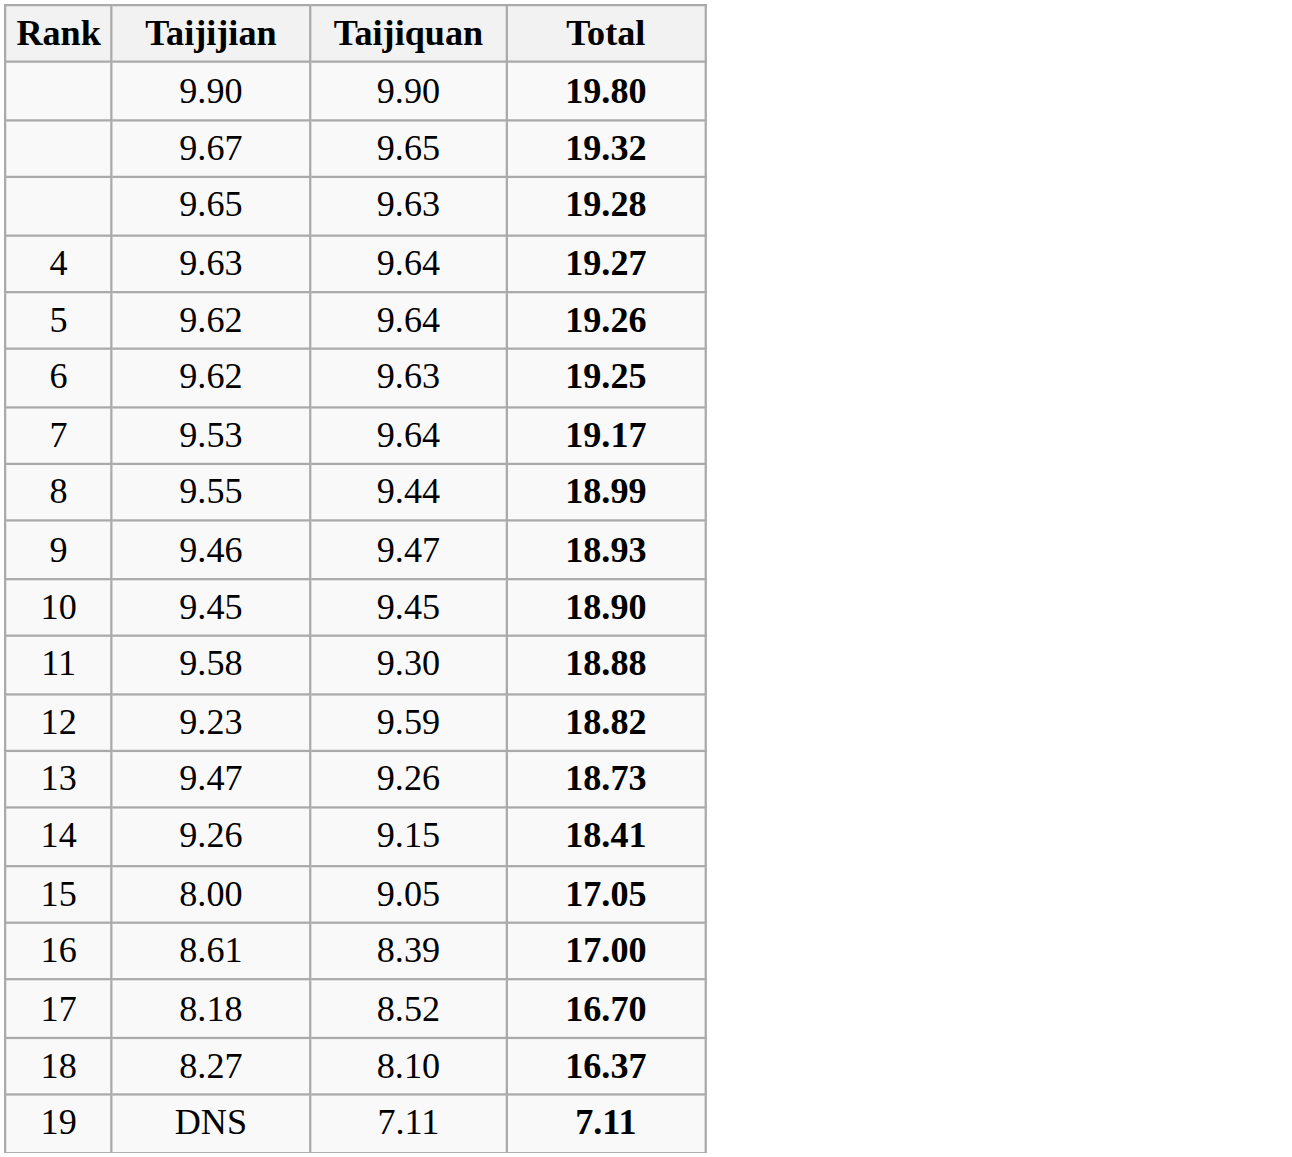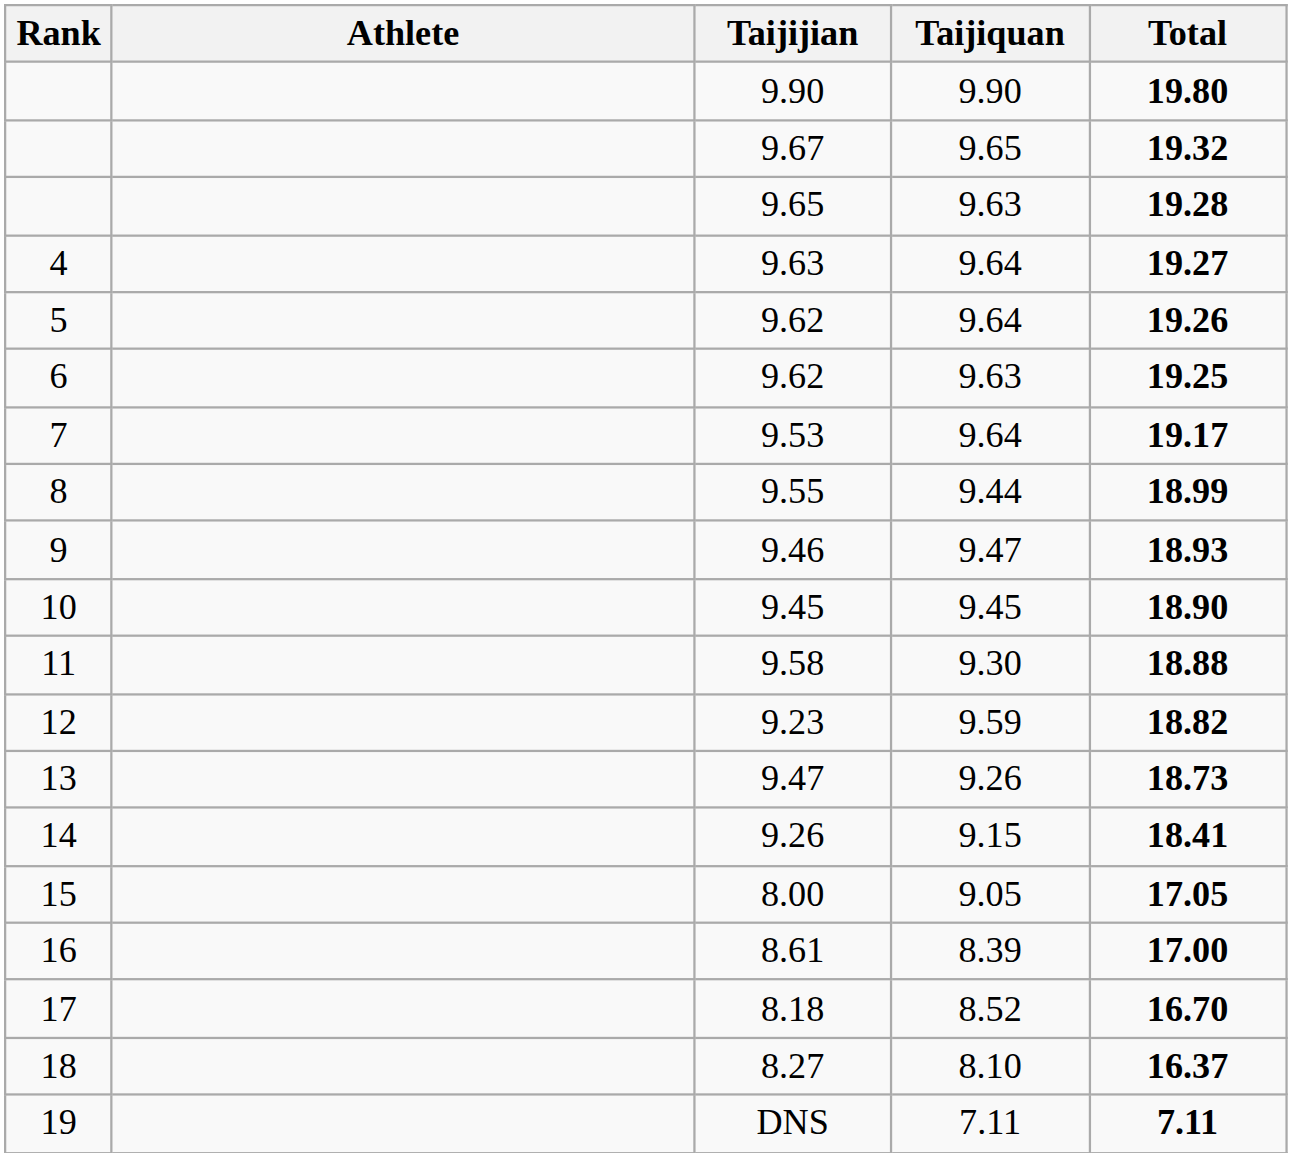+ column: (403, 33)
